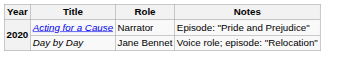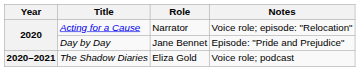(243, 27) Episode: "Pride and Prejudice" -> (282, 27) Voice role; episode: "Relocation"
(247, 43) Voice role; episode: "Relocation" -> (278, 43) Episode: "Pride and Prejudice"
+ row: (104, 58)
